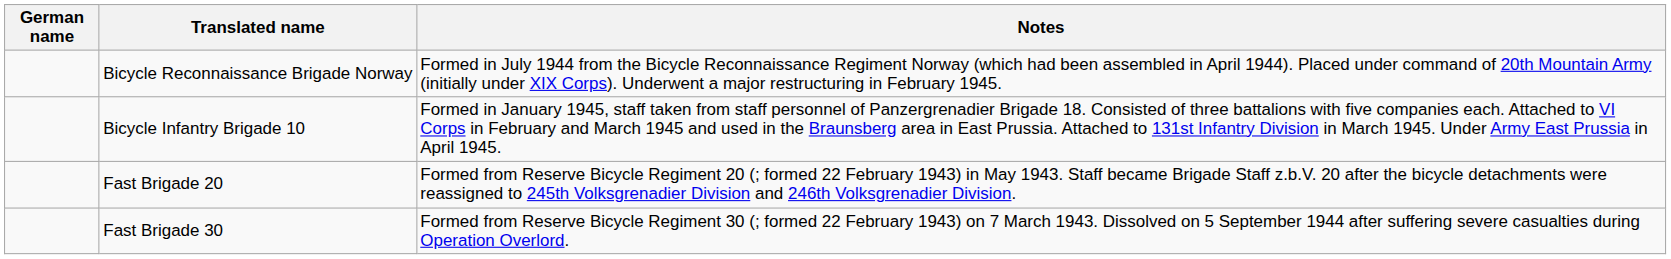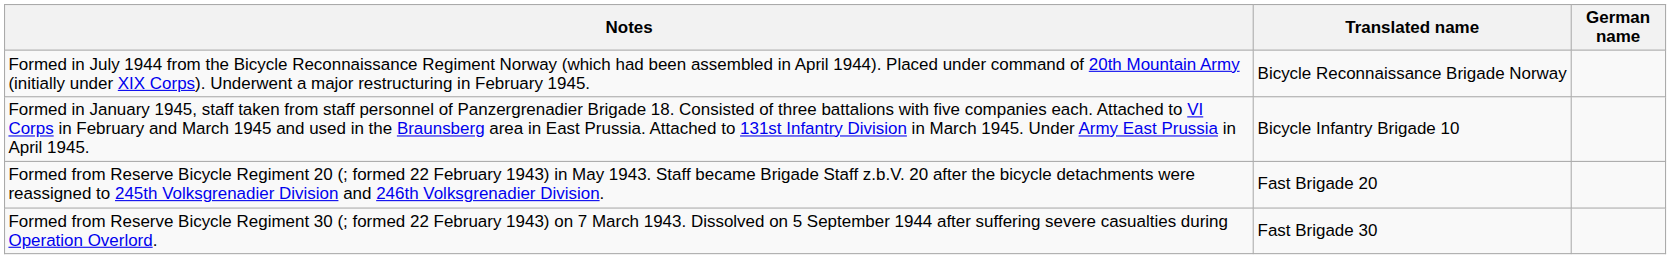columns swapped: (52, 27) <-> (1041, 27)
